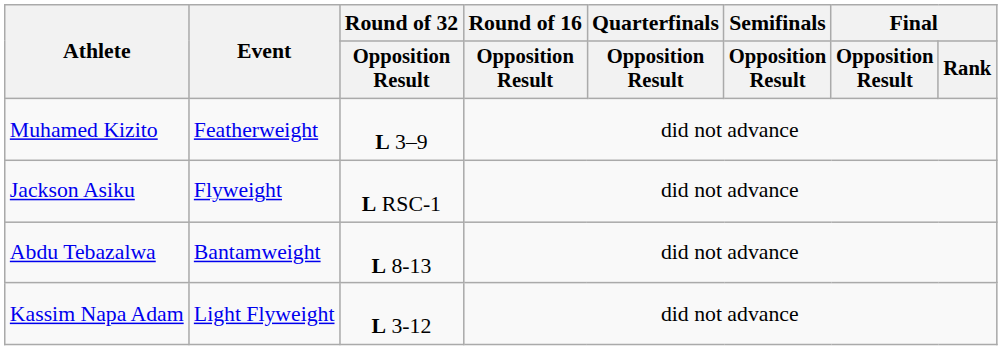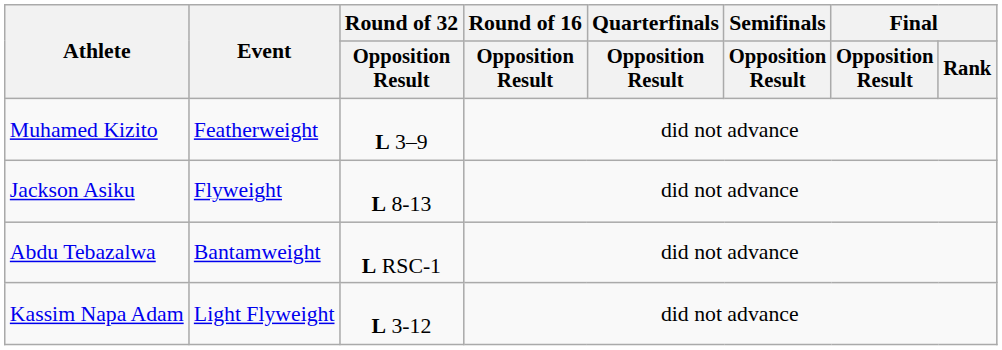(401, 203) L RSC-1 -> (401, 203) L 8-13
(401, 265) L 8-13 -> (401, 265) L RSC-1
